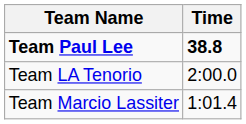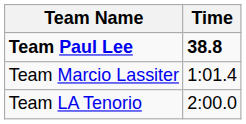rows swapped: (94, 103) <-> (75, 75)
